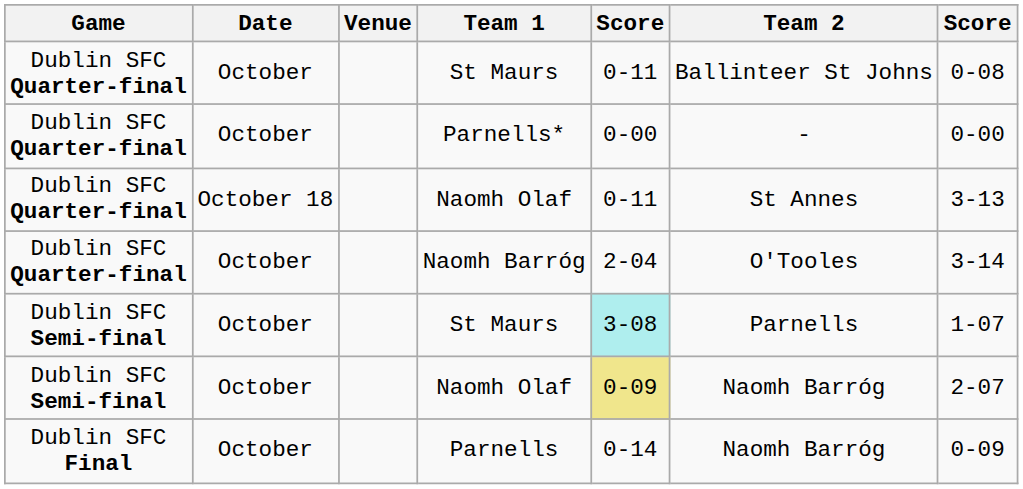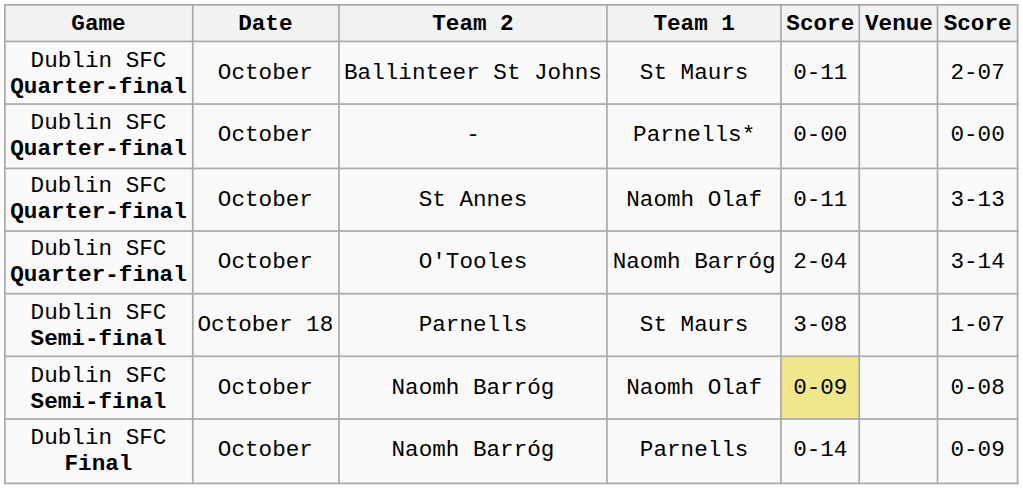columns swapped: (378, 23) <-> (804, 23)
(978, 73) 0-08 -> (978, 73) 2-07
(265, 199) October 18 -> (265, 199) October
(265, 325) October -> (265, 325) October 18
(630, 325) paleturquoise background -> (820, 325) no background
(978, 388) 2-07 -> (978, 388) 0-08
